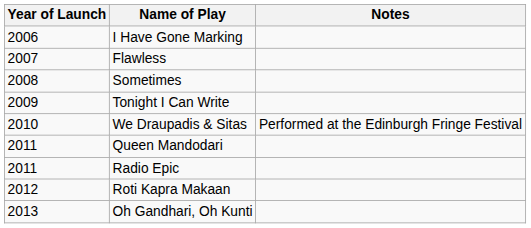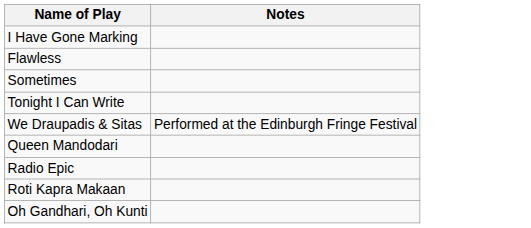- column: (57, 15)
